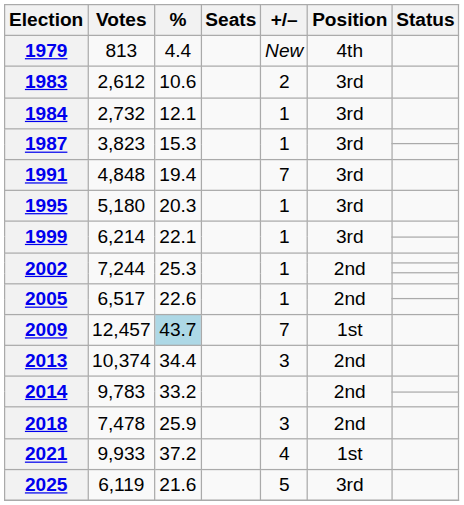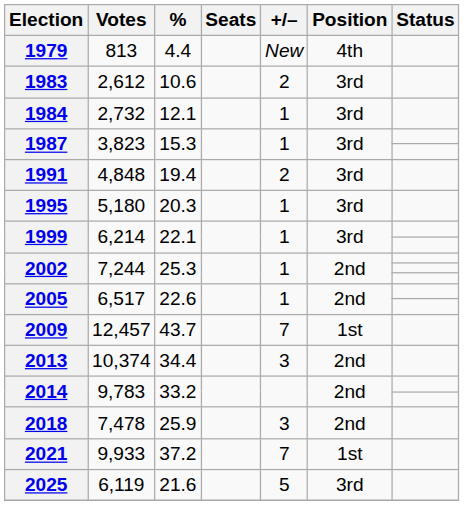(284, 174) 7 -> (284, 174) 2
(178, 329) lightblue background -> (178, 329) no background
(284, 453) 4 -> (284, 453) 7
